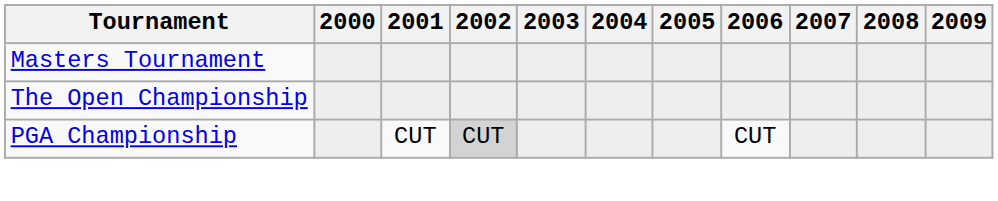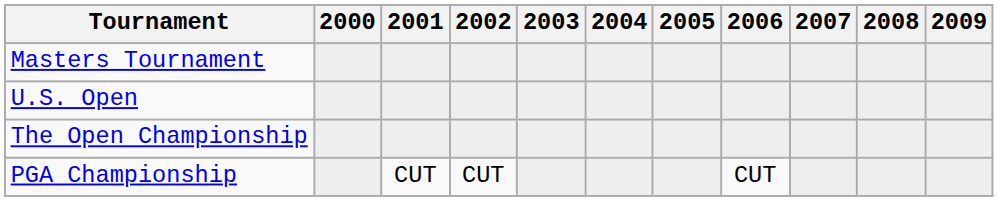+ row: (74, 101)
(483, 139) lightgrey background -> (483, 177) no background
